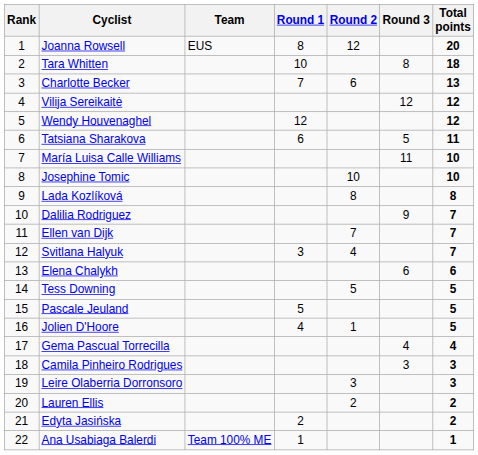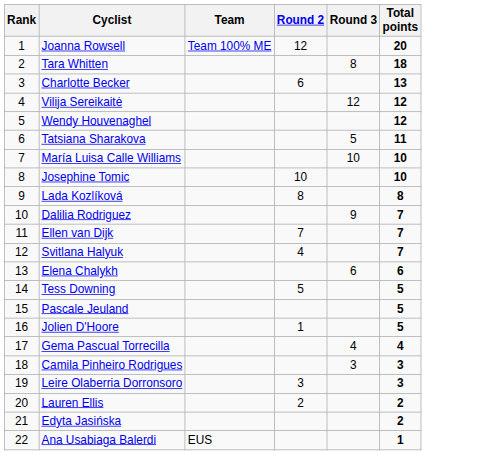- column: (301, 20)
(200, 45) EUS -> (230, 45) Team 100% ME
(406, 158) 11 -> (353, 158) 10
(230, 440) Team 100% ME -> (200, 440) EUS
